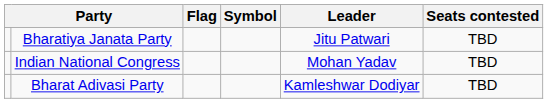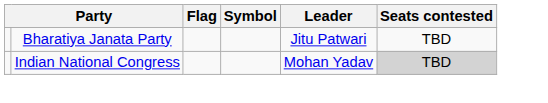(483, 62) no background -> (436, 62) lightgrey background
- row: (97, 86)
